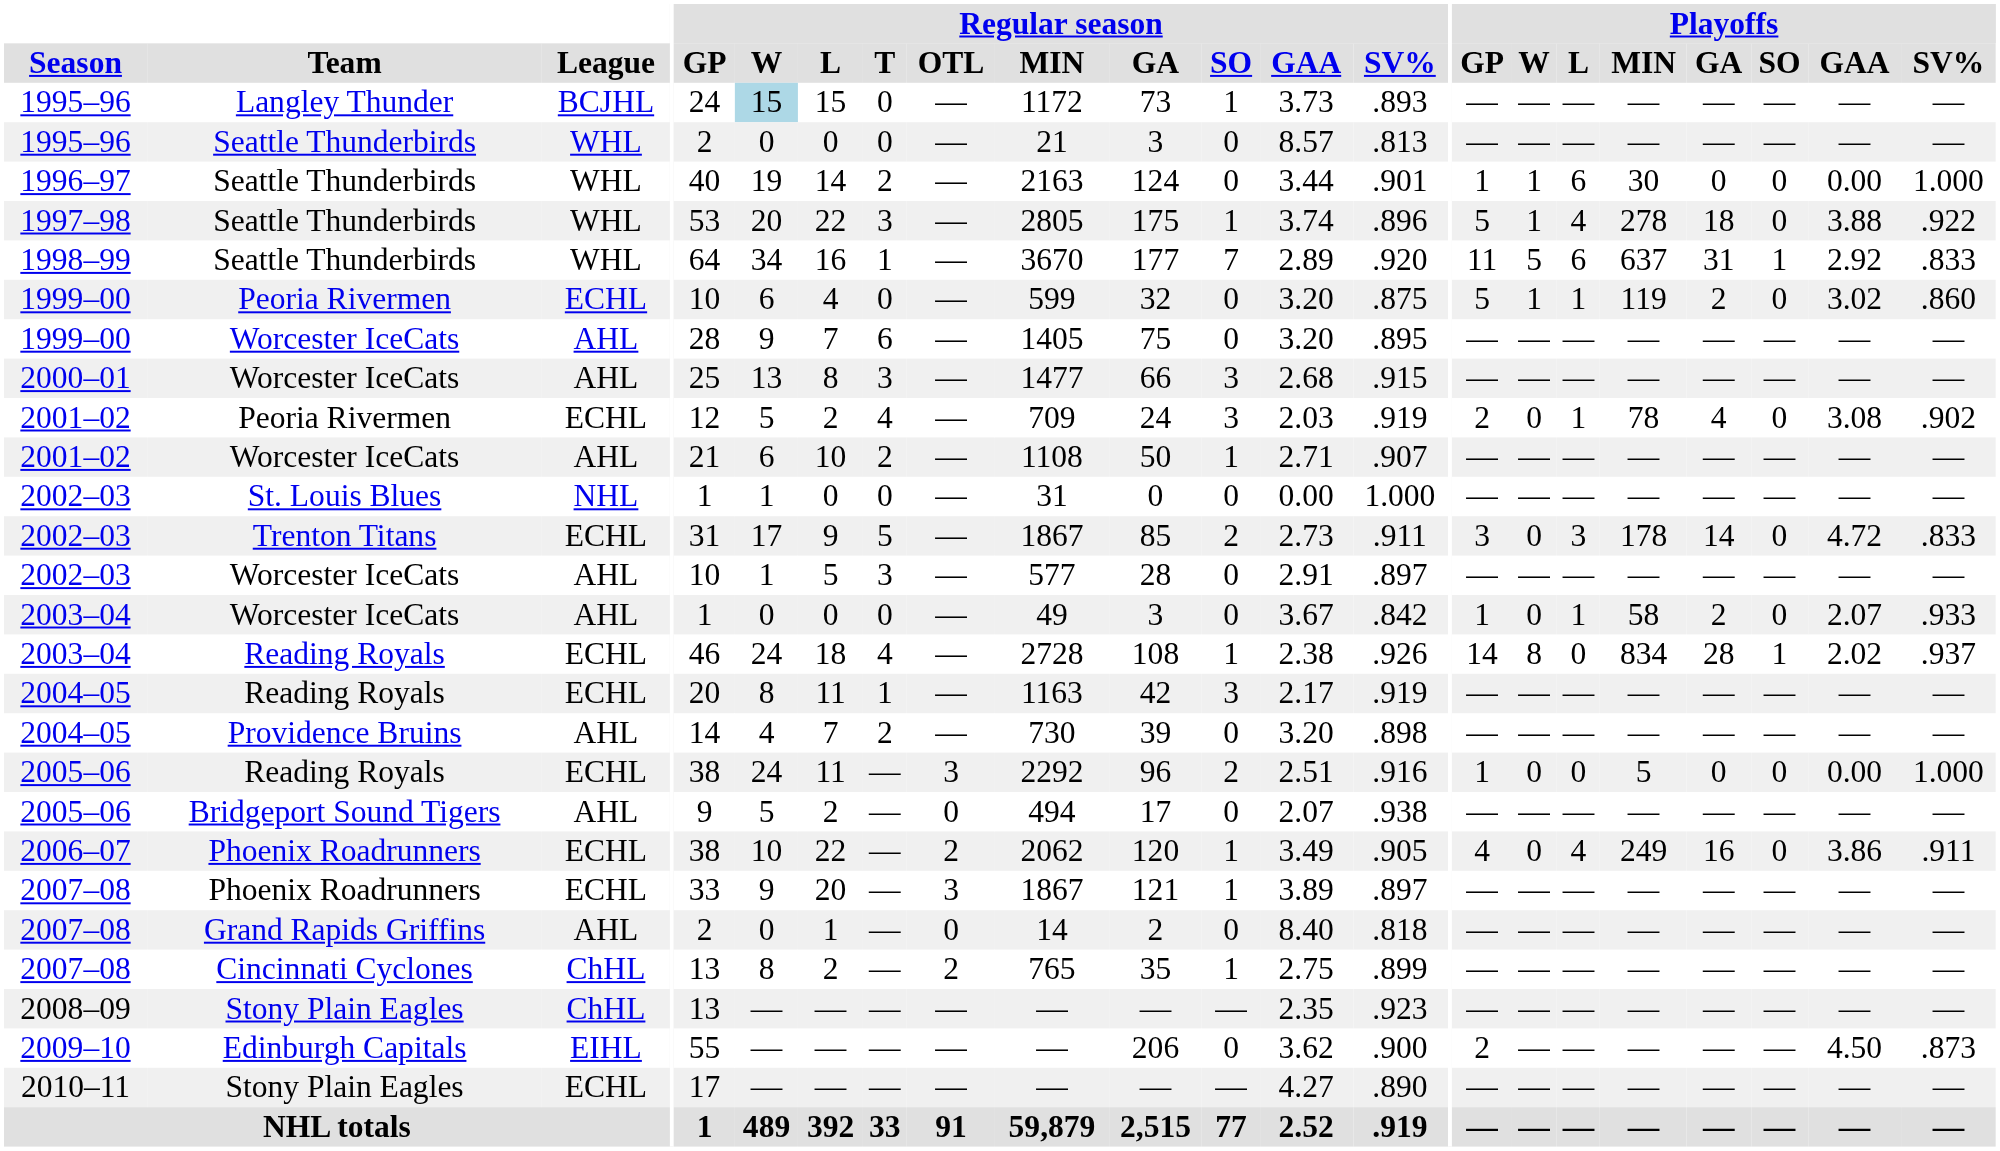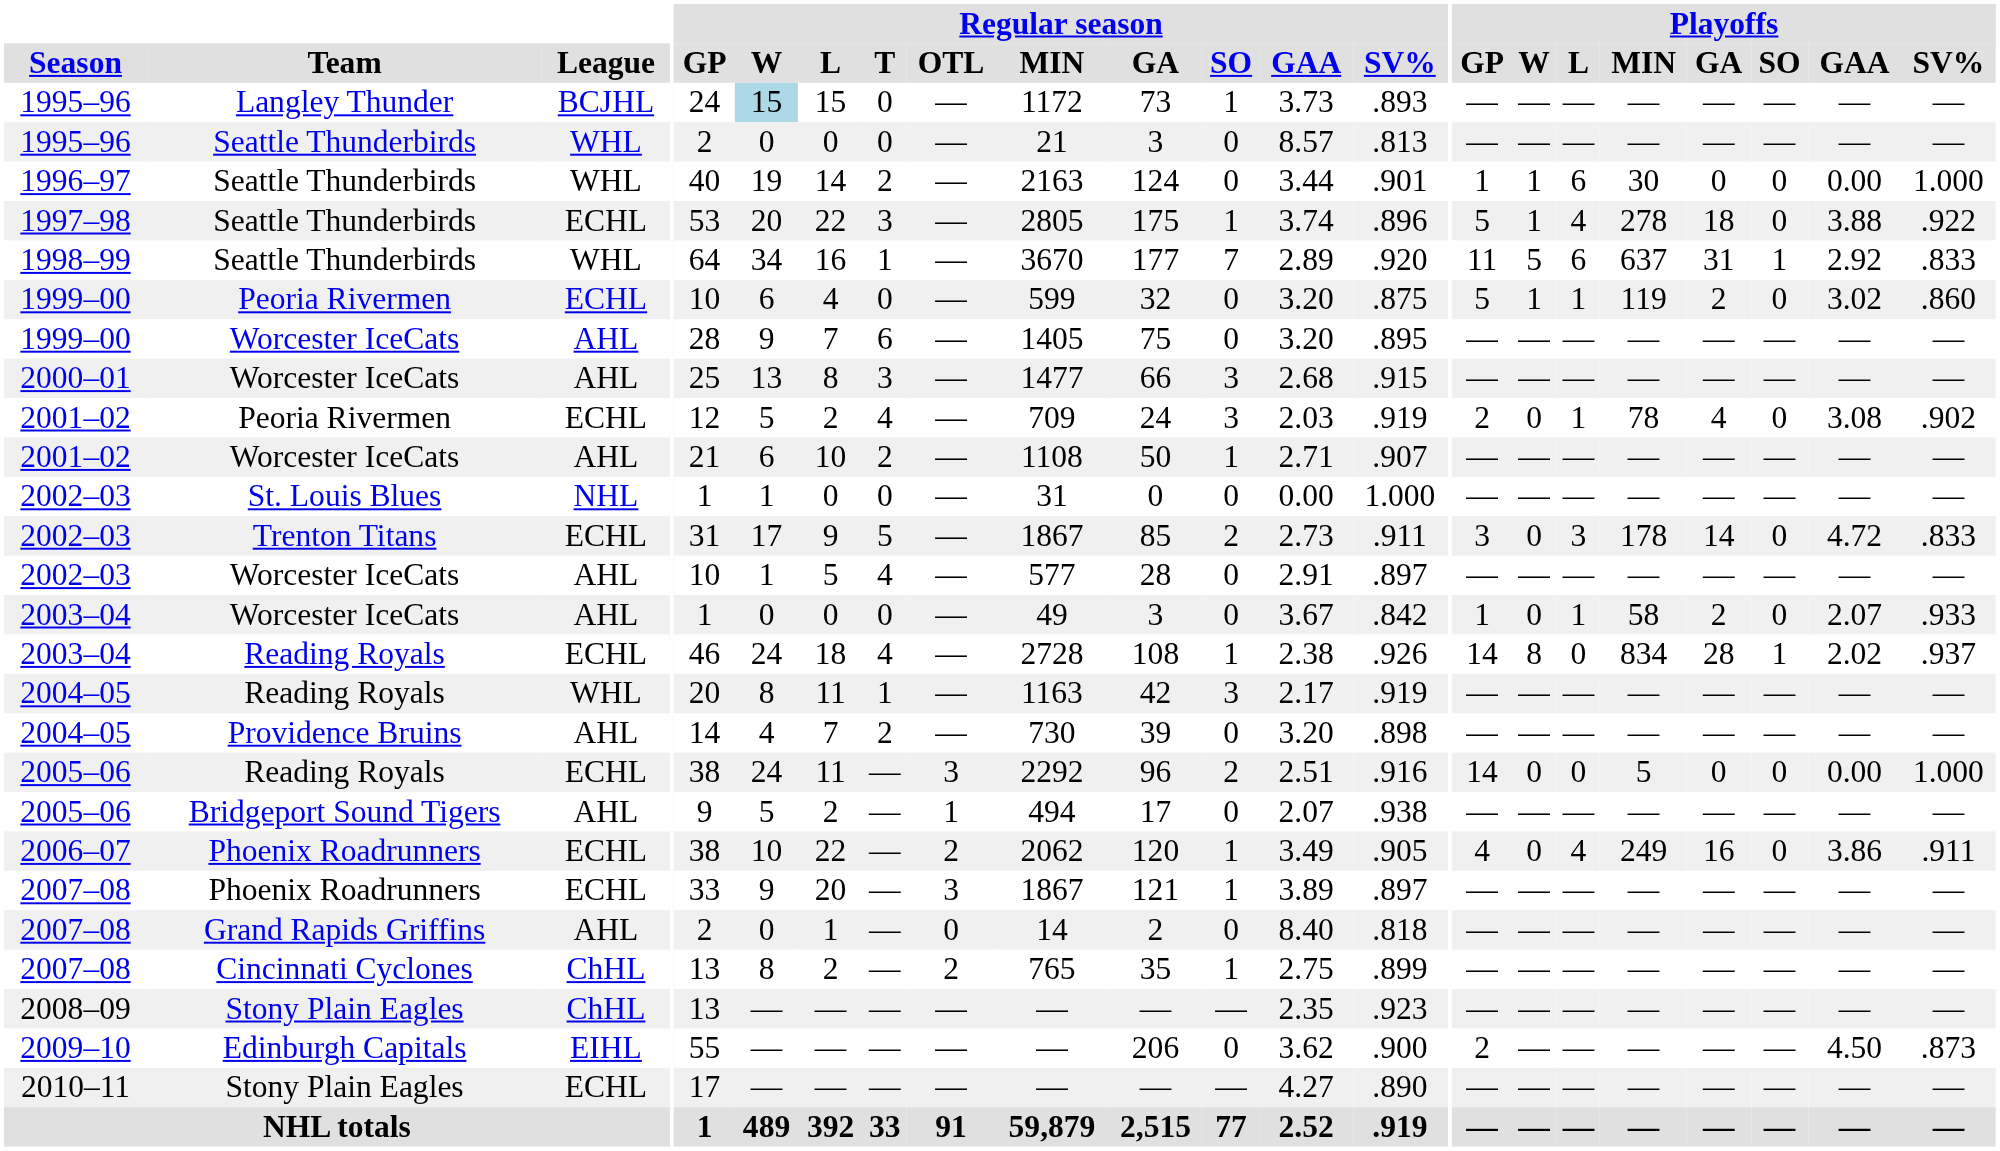(606, 220) WHL -> (606, 220) ECHL
(885, 574) 3 -> (885, 574) 4
(606, 693) ECHL -> (606, 693) WHL
(1482, 771) 1 -> (1482, 771) 14
(951, 811) 0 -> (951, 811) 1
